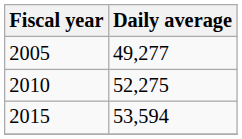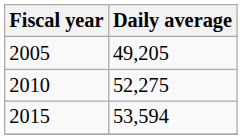(141, 52) 49,277 -> (141, 52) 49,205
